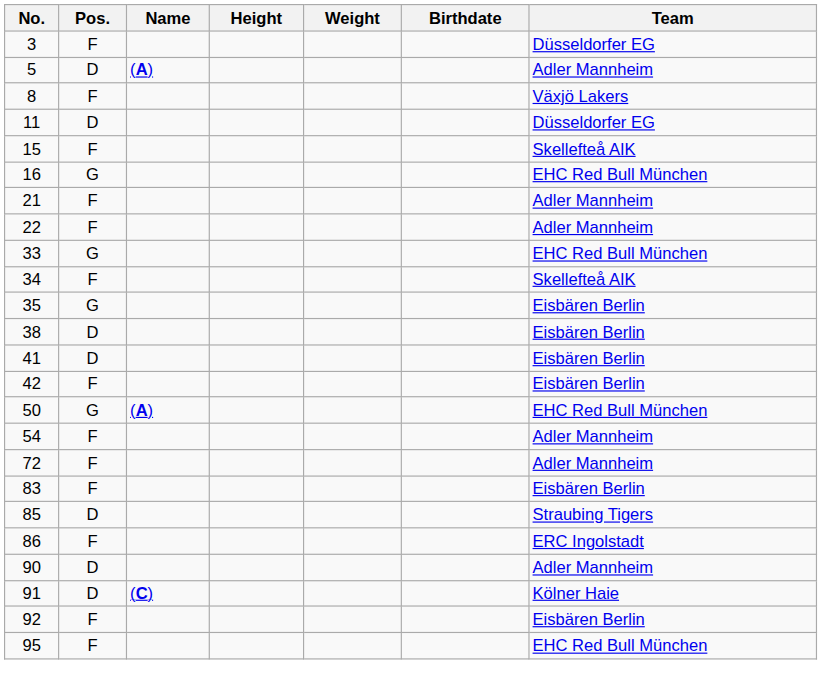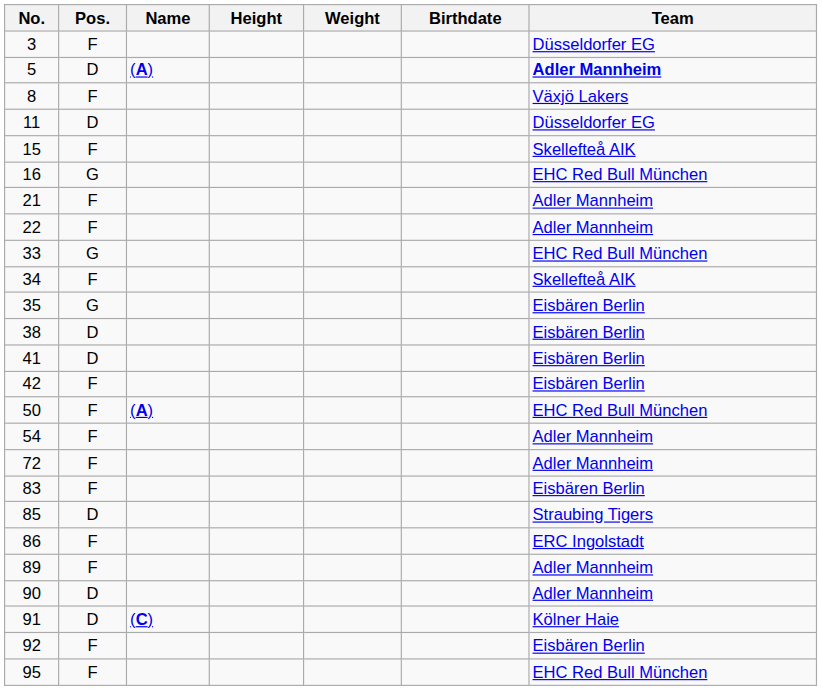(593, 70) normal -> (597, 70) bold
(93, 410) G -> (93, 410) F
+ row: (32, 567)
